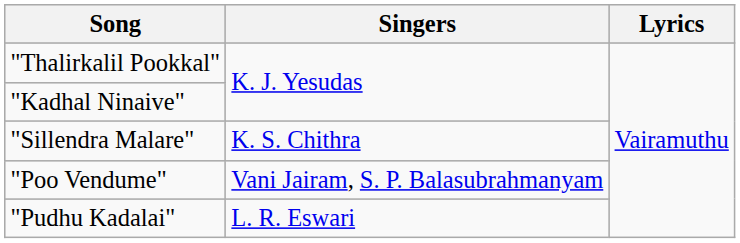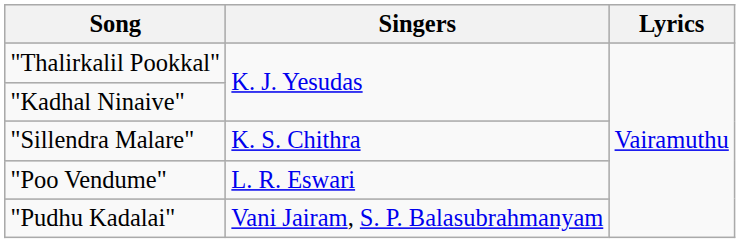(417, 179) Vani Jairam, S. P. Balasubrahmanyam -> (293, 179) L. R. Eswari
(293, 218) L. R. Eswari -> (417, 218) Vani Jairam, S. P. Balasubrahmanyam
